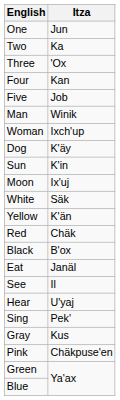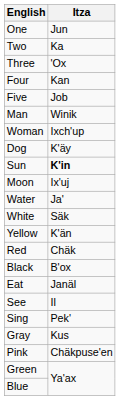(59, 166) normal -> (60, 166) bold
+ row: (21, 200)
- row: (18, 302)
